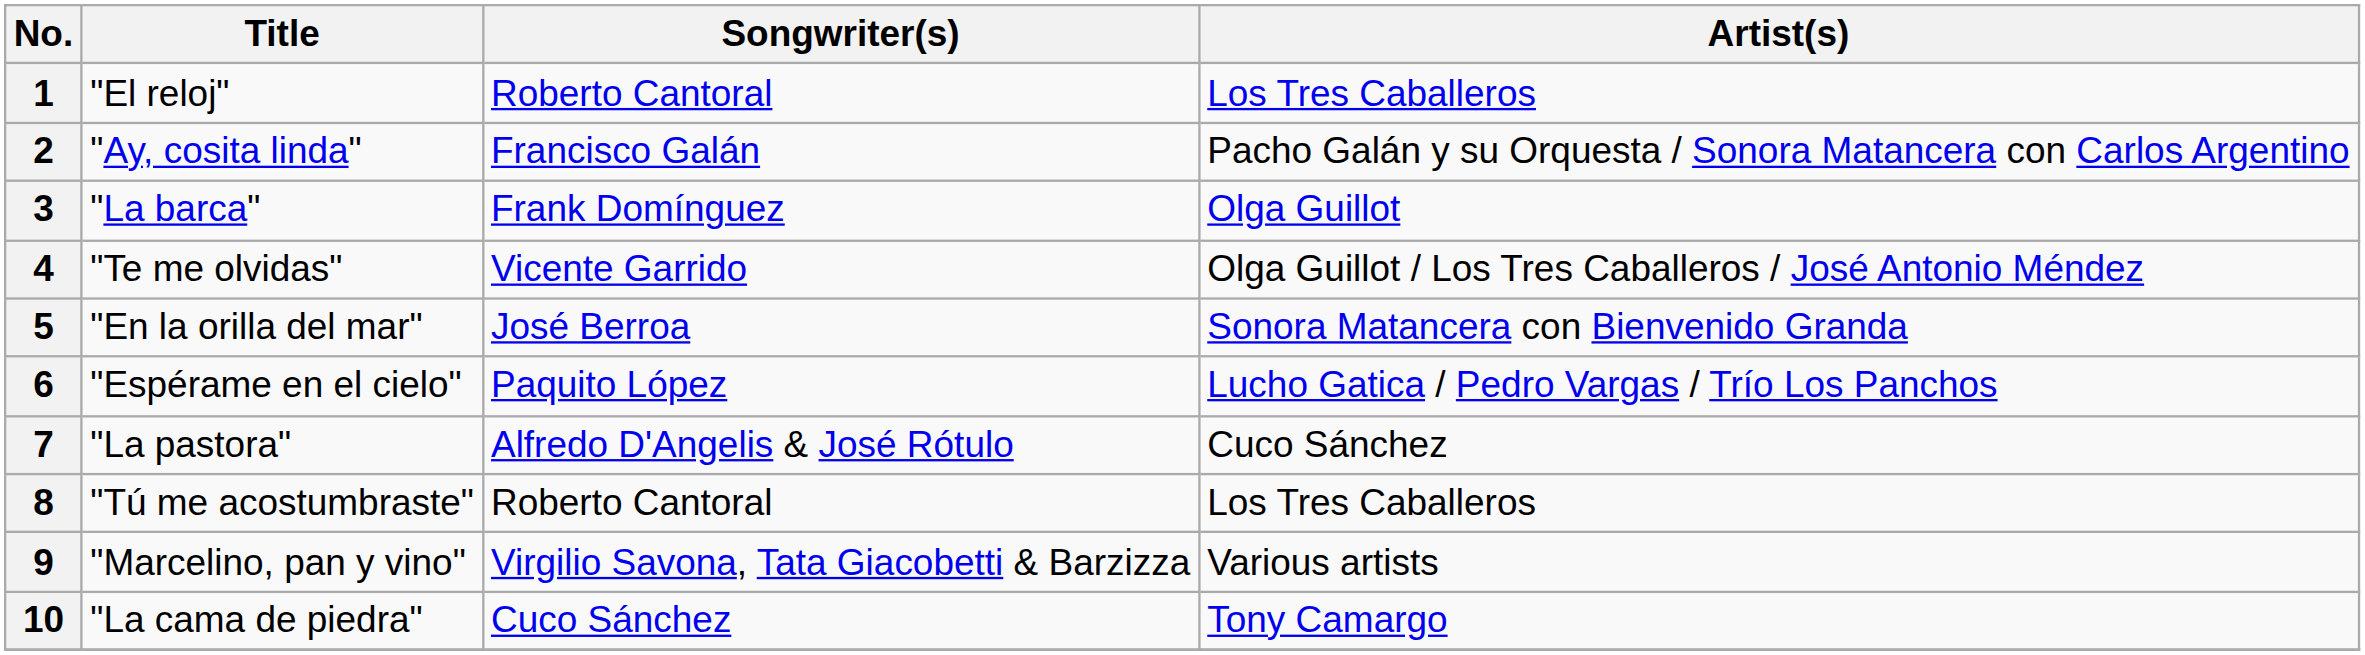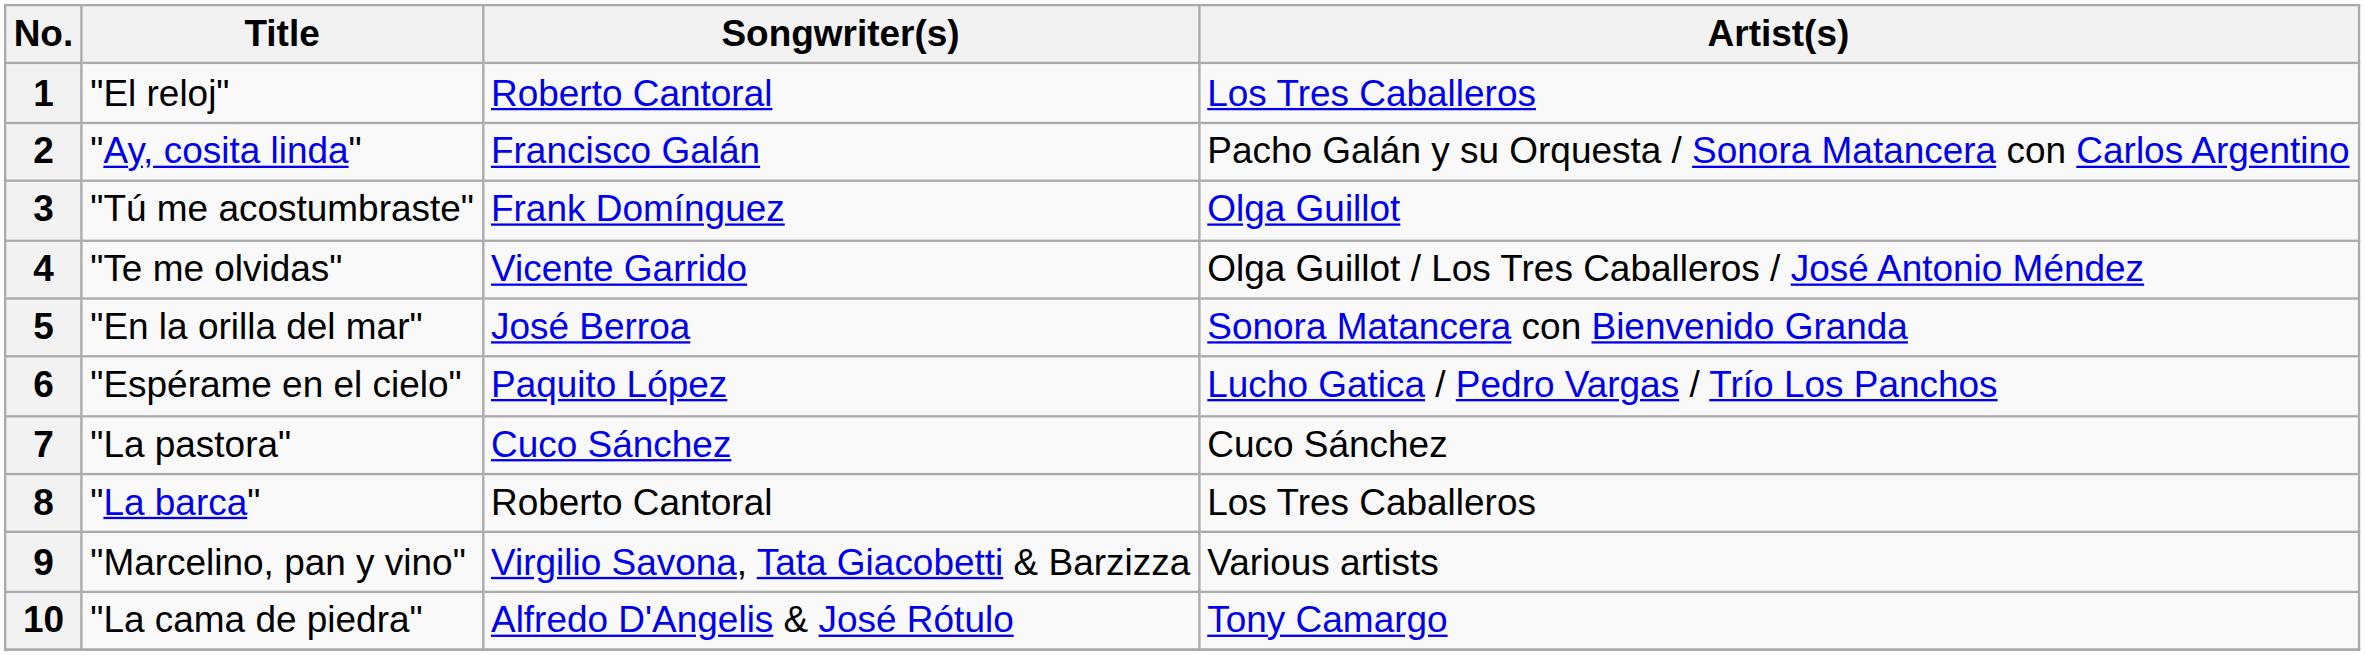(175, 209) "La barca" -> (282, 209) "Tú me acostumbraste"
(752, 444) Alfredo D'Angelis & José Rótulo -> (611, 444) Cuco Sánchez
(282, 502) "Tú me acostumbraste" -> (175, 502) "La barca"
(611, 619) Cuco Sánchez -> (752, 619) Alfredo D'Angelis & José Rótulo
